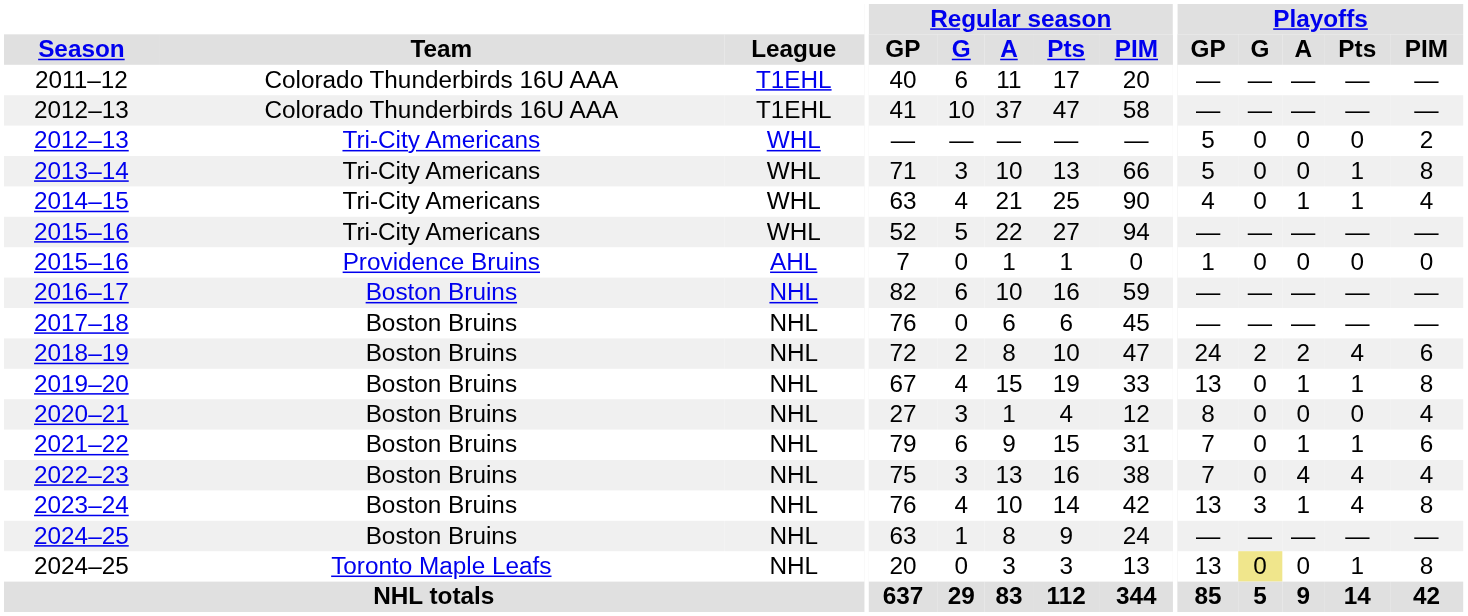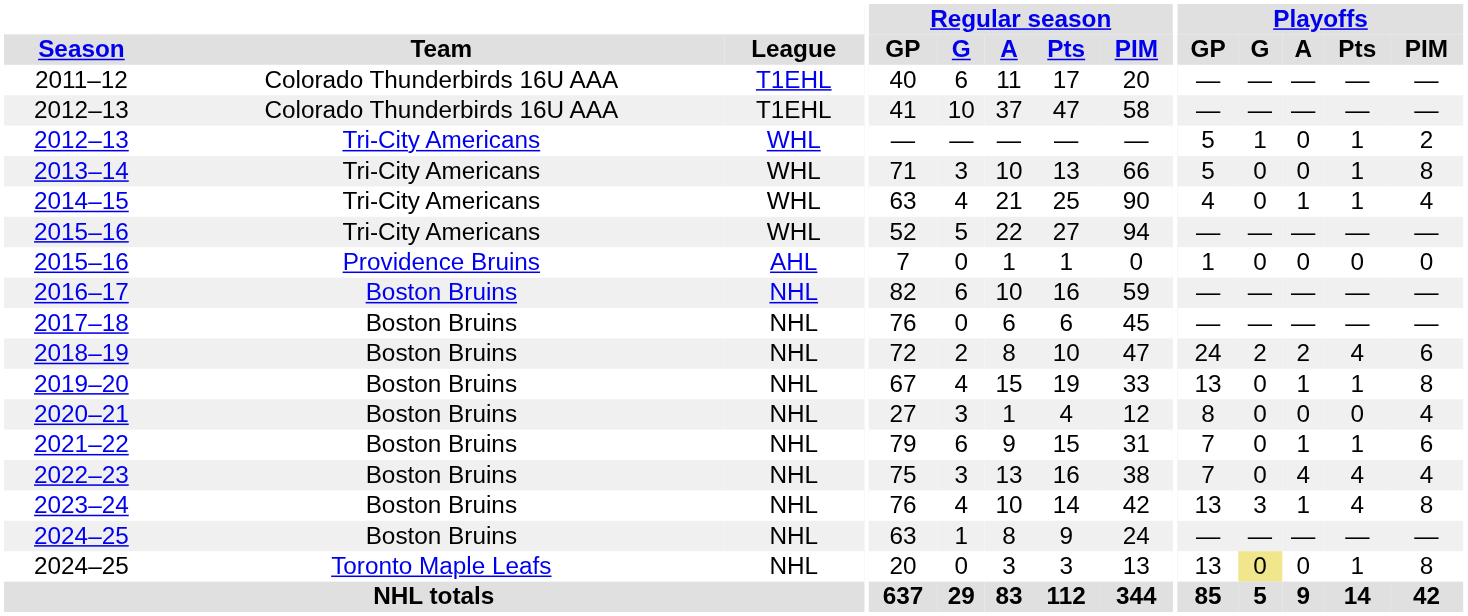(1260, 140) 0 -> (1260, 140) 1
(1357, 140) 0 -> (1357, 140) 1
